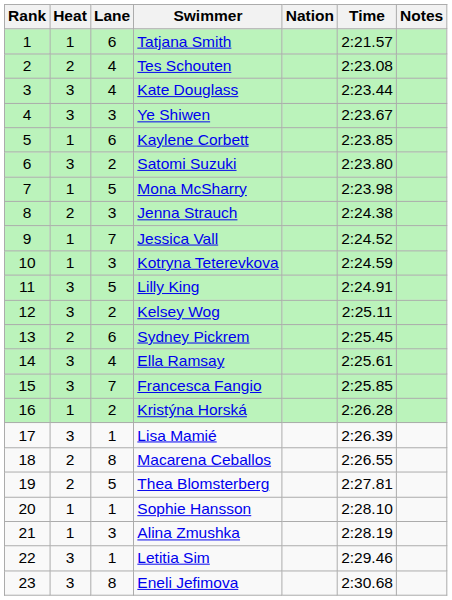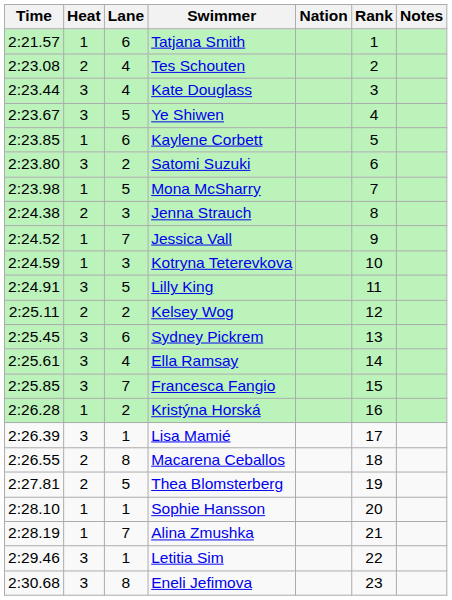columns swapped: (27, 16) <-> (367, 16)
(112, 115) 3 -> (126, 115) 5
(70, 312) 3 -> (84, 312) 2
(70, 336) 2 -> (84, 336) 3
(112, 533) 3 -> (126, 533) 7
